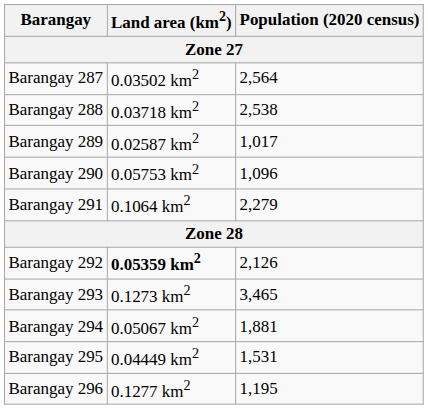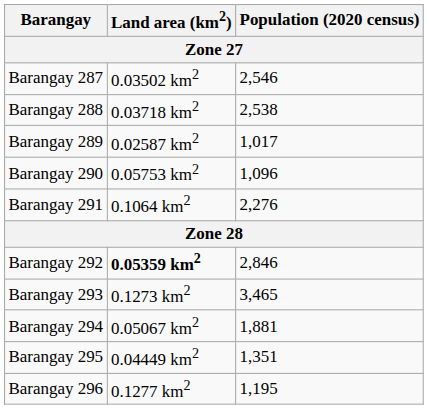(259, 78) 2,564 -> (259, 78) 2,546
(259, 204) 2,279 -> (259, 204) 2,276
(259, 262) 2,126 -> (259, 262) 2,846
(259, 357) 1,531 -> (259, 357) 1,351
